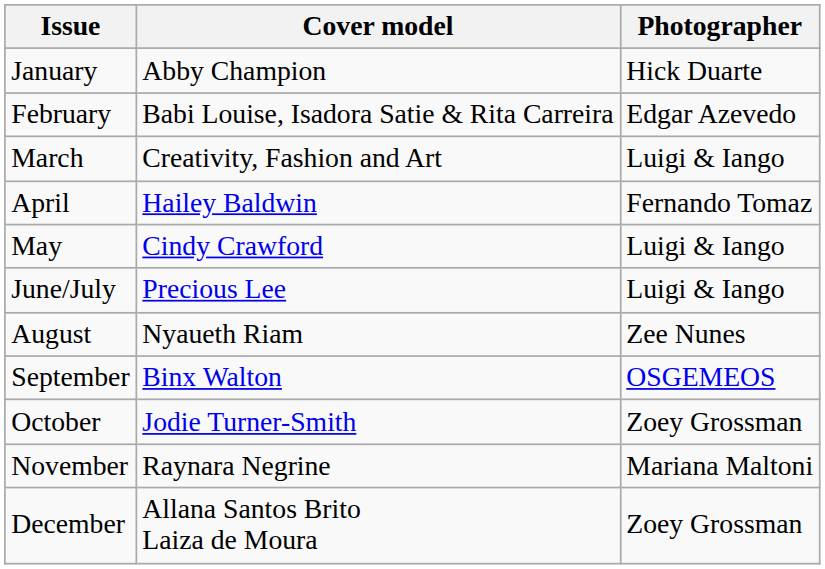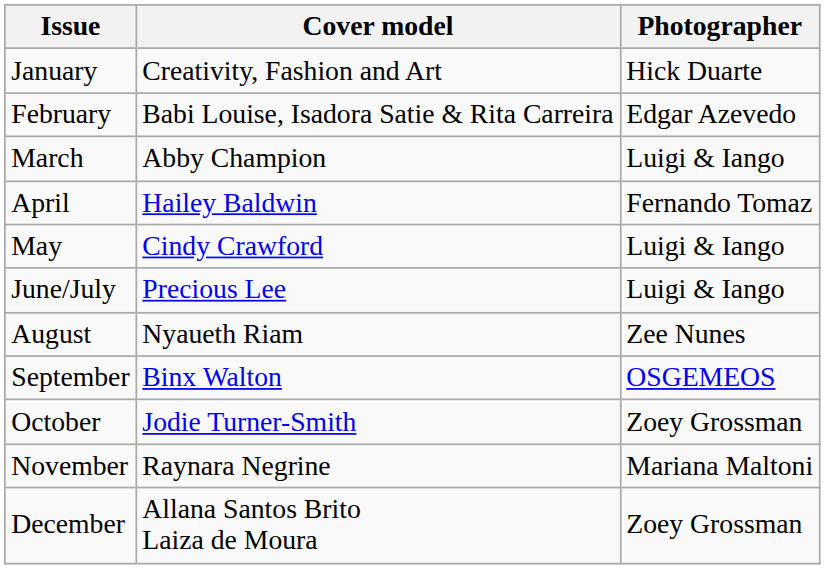(234, 70) Abby Champion -> (292, 70) Creativity, Fashion and Art
(292, 158) Creativity, Fashion and Art -> (234, 158) Abby Champion
